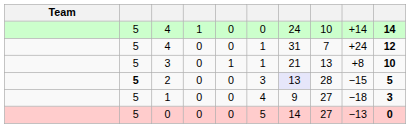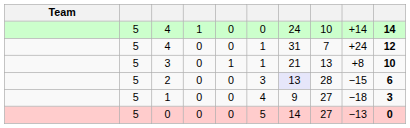(136, 81) bold -> (136, 81) normal
(390, 81) 5 -> (390, 81) 6
